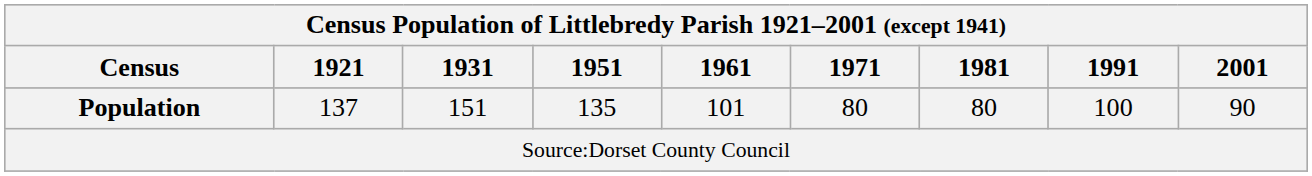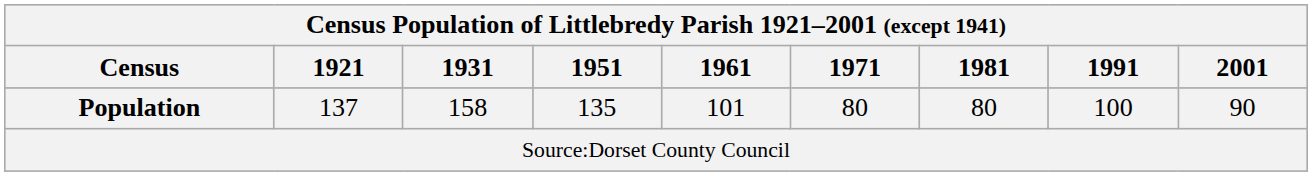(468, 107) 151 -> (468, 107) 158
